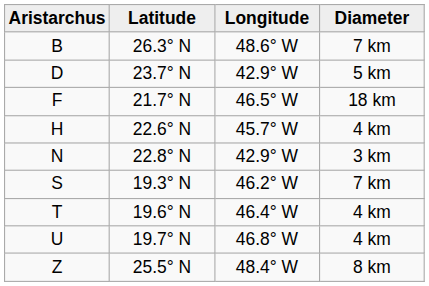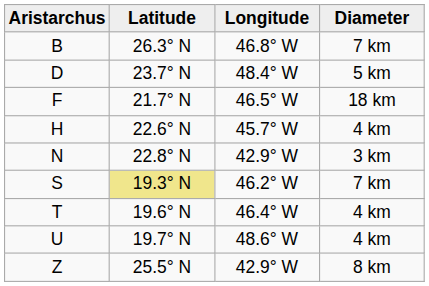(267, 45) 48.6° W -> (267, 45) 46.8° W
(267, 73) 42.9° W -> (267, 73) 48.4° W
(162, 184) no background -> (162, 184) khaki background
(267, 239) 46.8° W -> (267, 239) 48.6° W
(267, 267) 48.4° W -> (267, 267) 42.9° W
